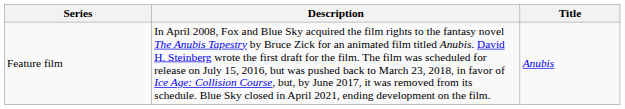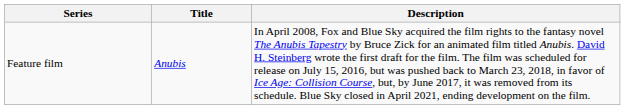columns swapped: (570, 13) <-> (336, 13)
